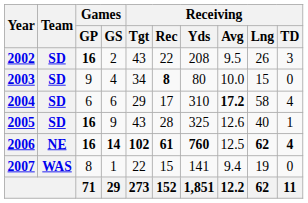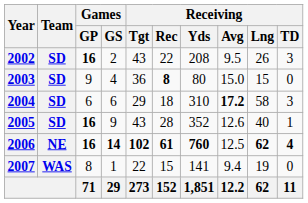(139, 79) 34 -> (139, 79) 36
(232, 79) 10.0 -> (232, 79) 15.0
(166, 101) 17 -> (166, 101) 18
(290, 101) 4 -> (290, 101) 3
(199, 123) 325 -> (199, 123) 352
